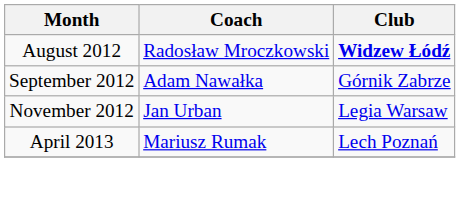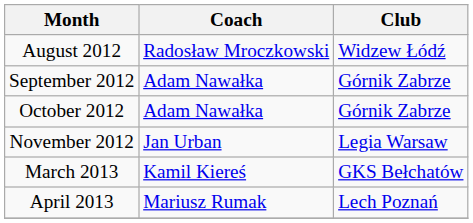(394, 50) bold -> (392, 50) normal
+ row: (72, 111)
+ row: (72, 171)
